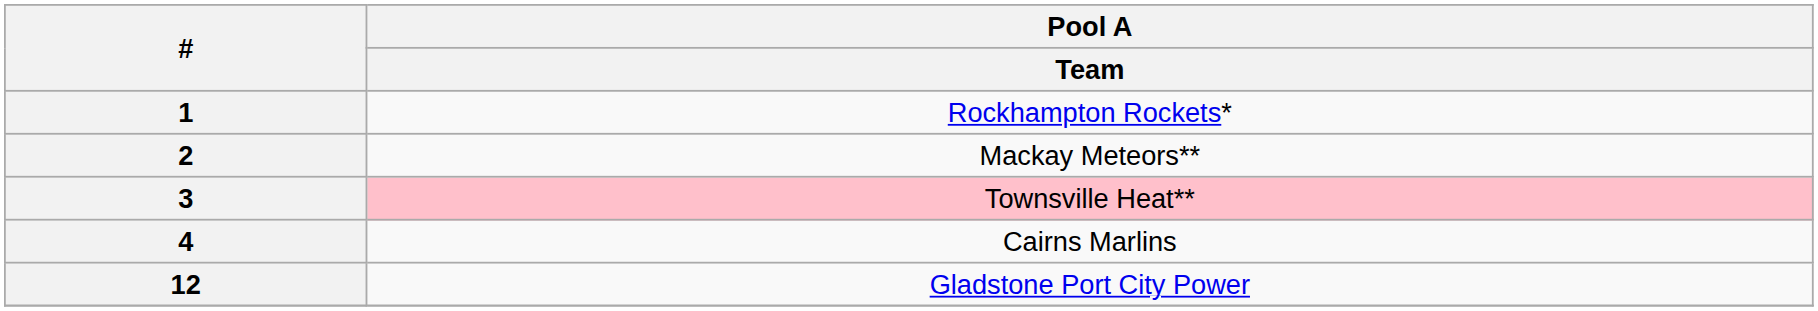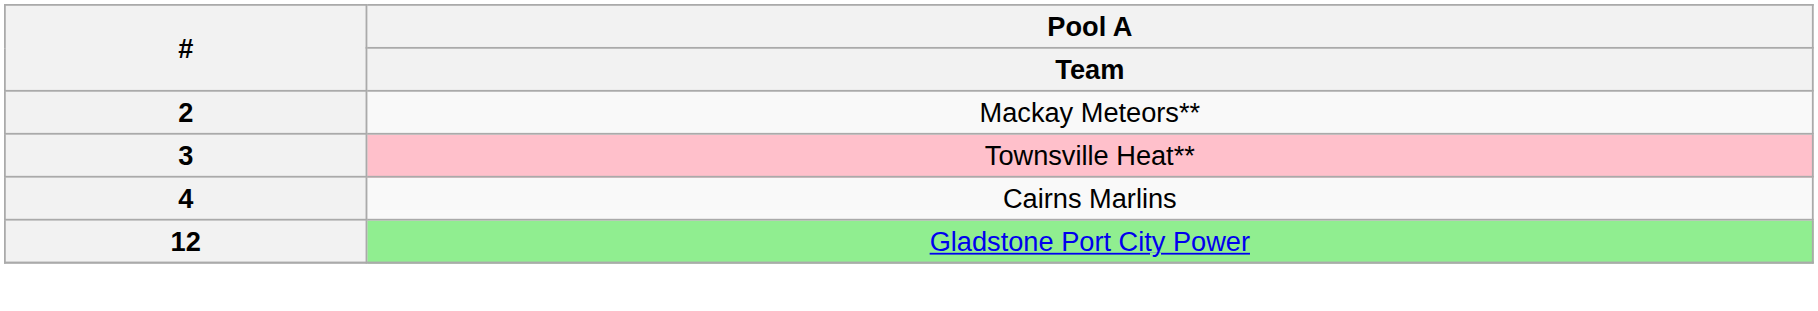- row: (186, 113)
(1090, 285) no background -> (1090, 242) lightgreen background
